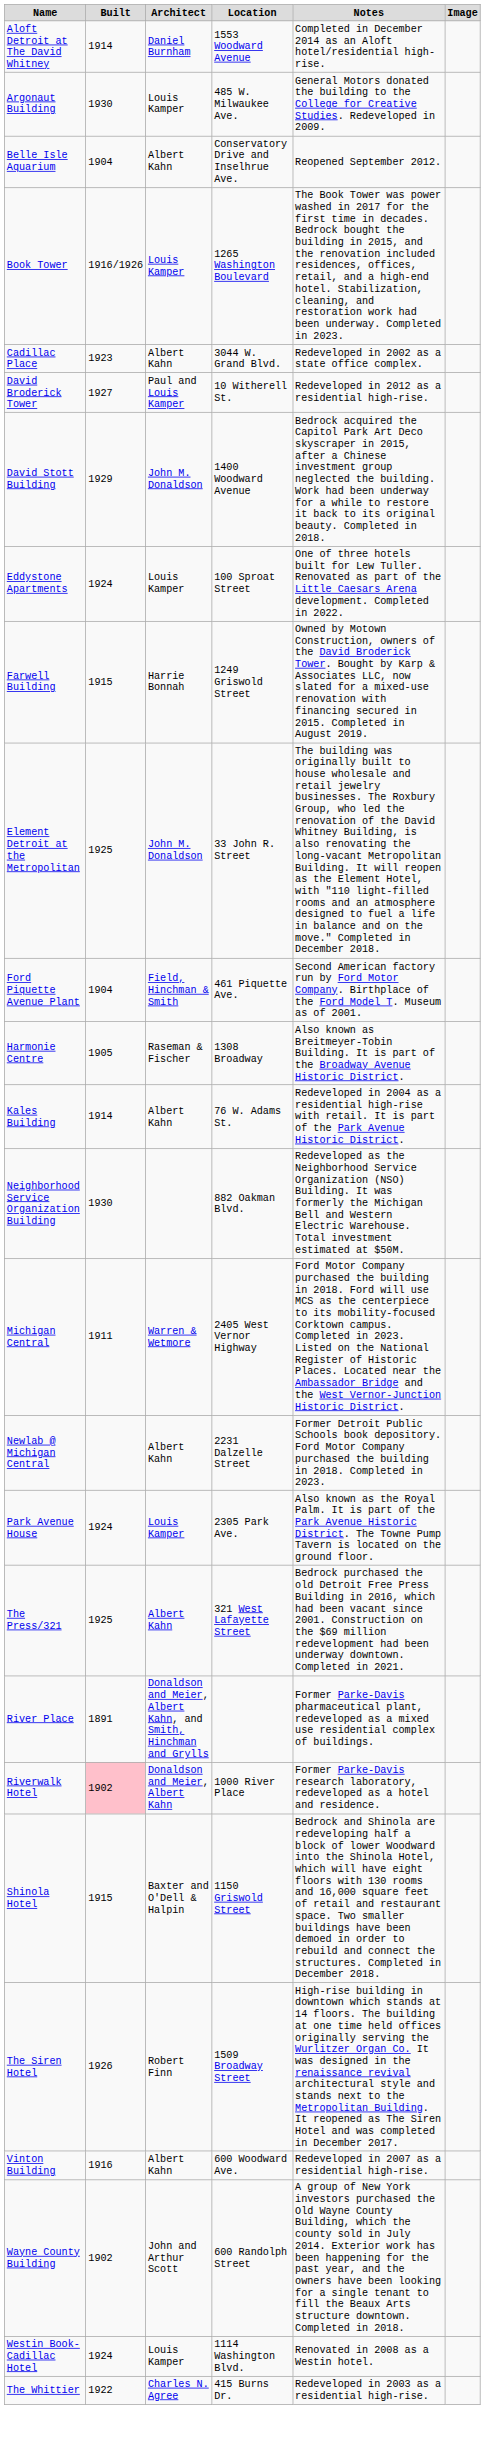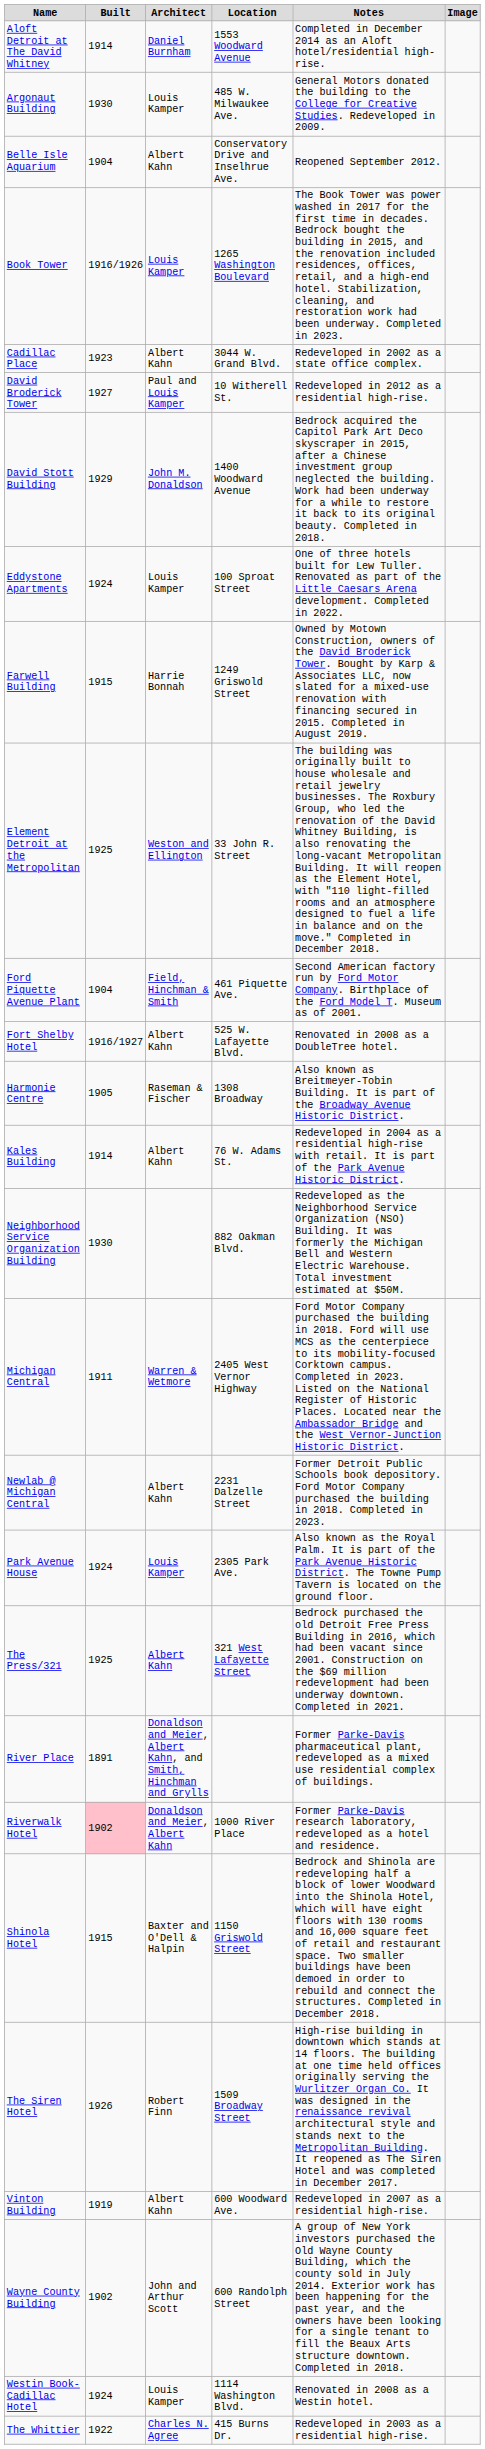(175, 851) John M. Donaldson -> (178, 851) Weston and Ellington
+ row: (40, 1042)
(100, 2165) 1916 -> (100, 2205) 1919
